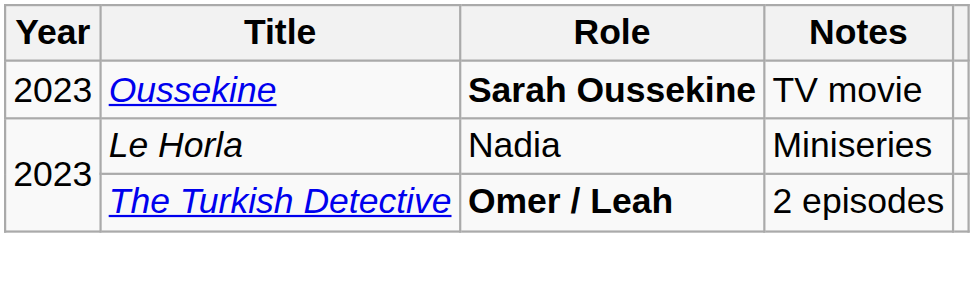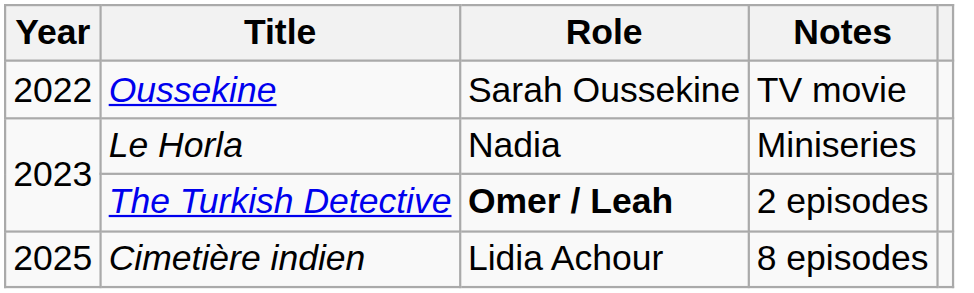(53, 88) 2023 -> (53, 88) 2022
(612, 88) bold -> (604, 88) normal
+ row: (237, 257)
